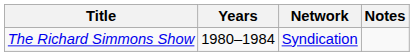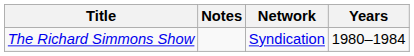columns swapped: (238, 16) <-> (385, 16)
